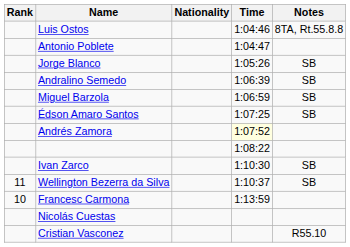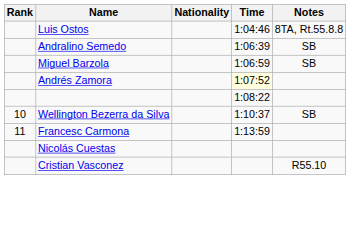- row: (76, 47)
- row: (69, 64)
- row: (88, 115)
- row: (63, 166)
(20, 183) 11 -> (20, 115) 10
(20, 200) 10 -> (20, 132) 11
